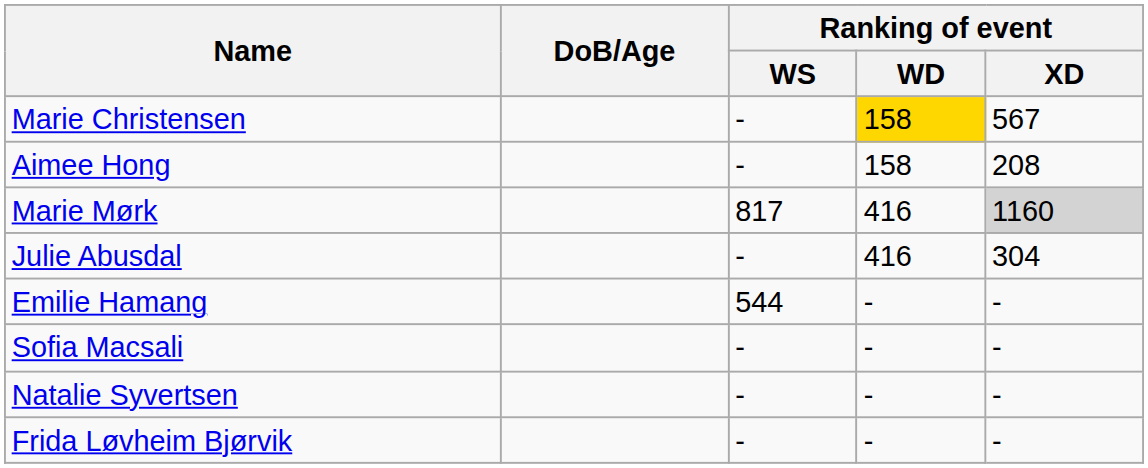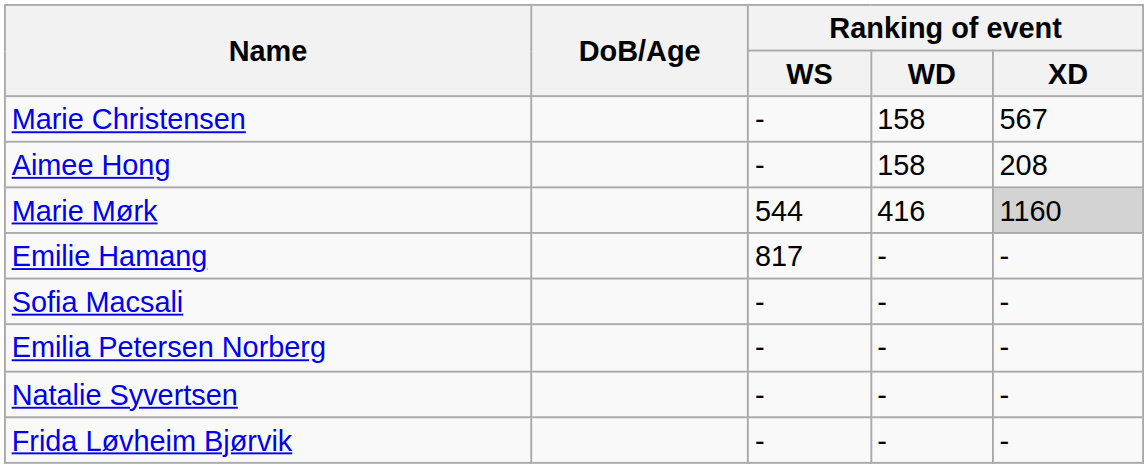(888, 119) gold background -> (901, 119) no background
(759, 211) 817 -> (779, 211) 544
- row: (97, 257)
(759, 302) 544 -> (779, 257) 817
+ row: (169, 348)
